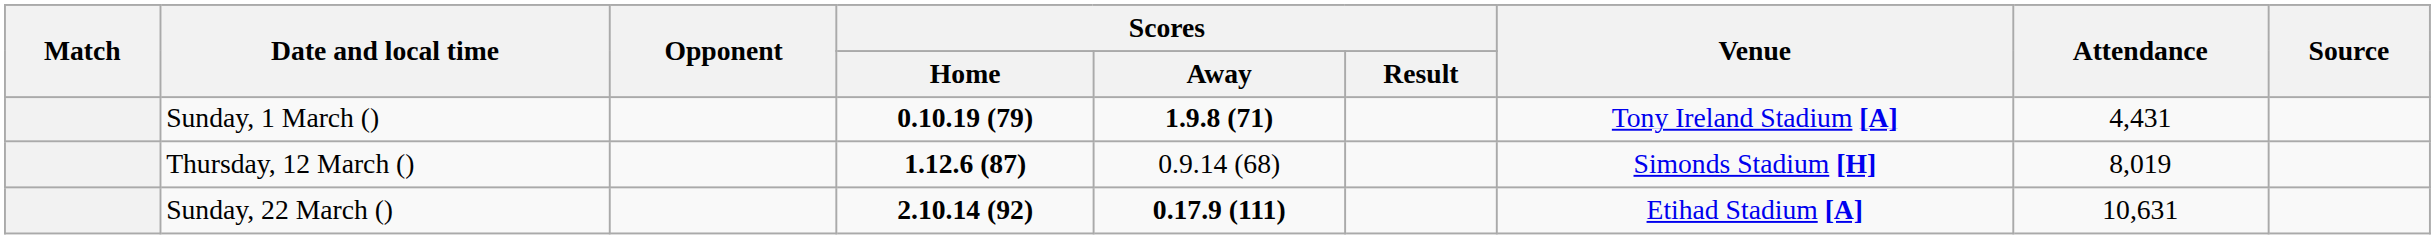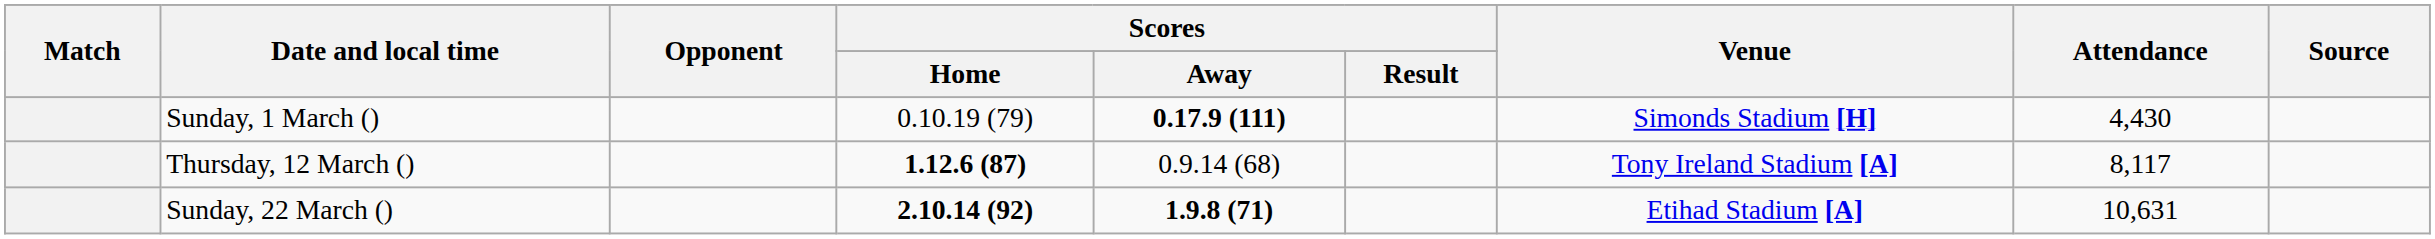(965, 118) bold -> (965, 118) normal
(1219, 118) 1.9.8 (71) -> (1219, 118) 0.17.9 (111)
(1755, 118) Tony Ireland Stadium [A] -> (1755, 118) Simonds Stadium [H]
(2140, 118) 4,431 -> (2140, 118) 4,430
(1755, 164) Simonds Stadium [H] -> (1755, 164) Tony Ireland Stadium [A]
(2140, 164) 8,019 -> (2140, 164) 8,117
(1219, 210) 0.17.9 (111) -> (1219, 210) 1.9.8 (71)
